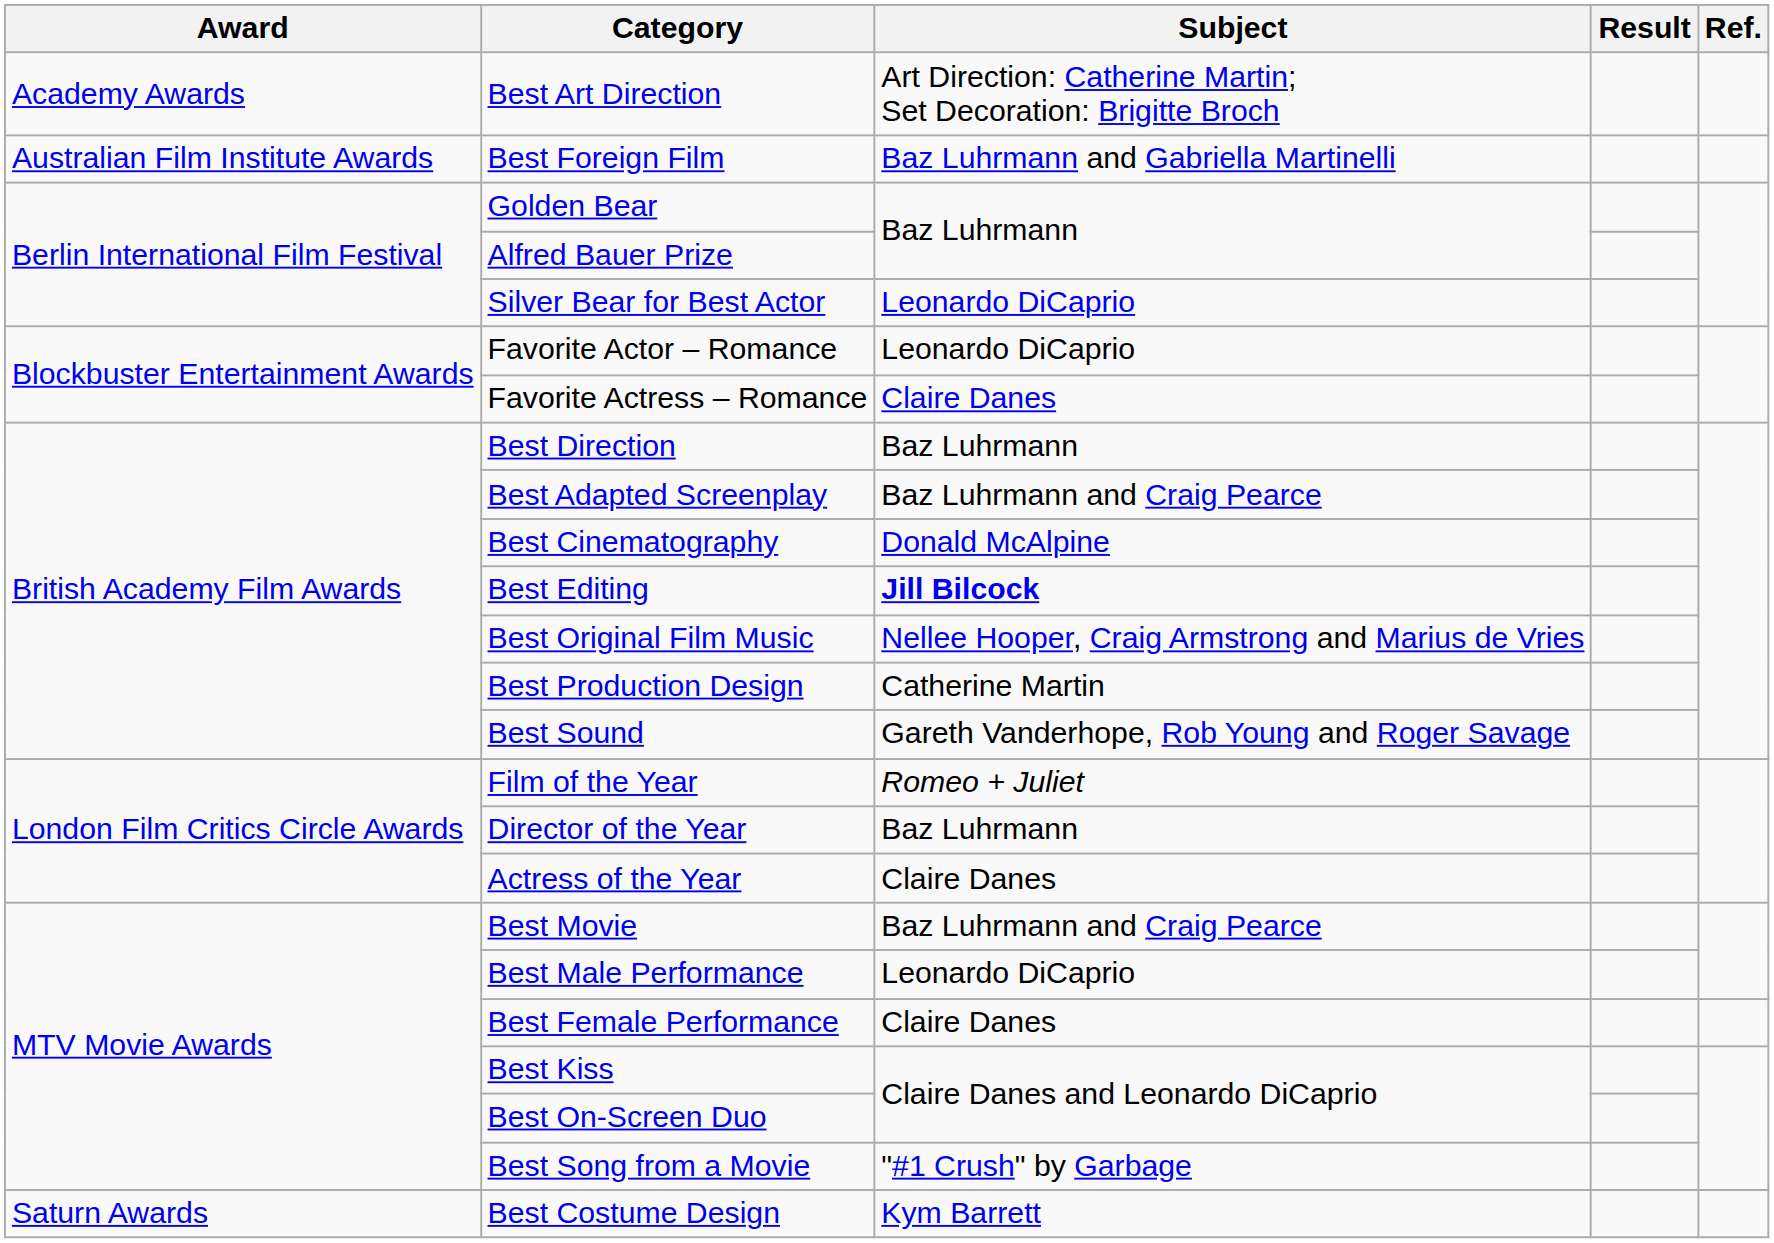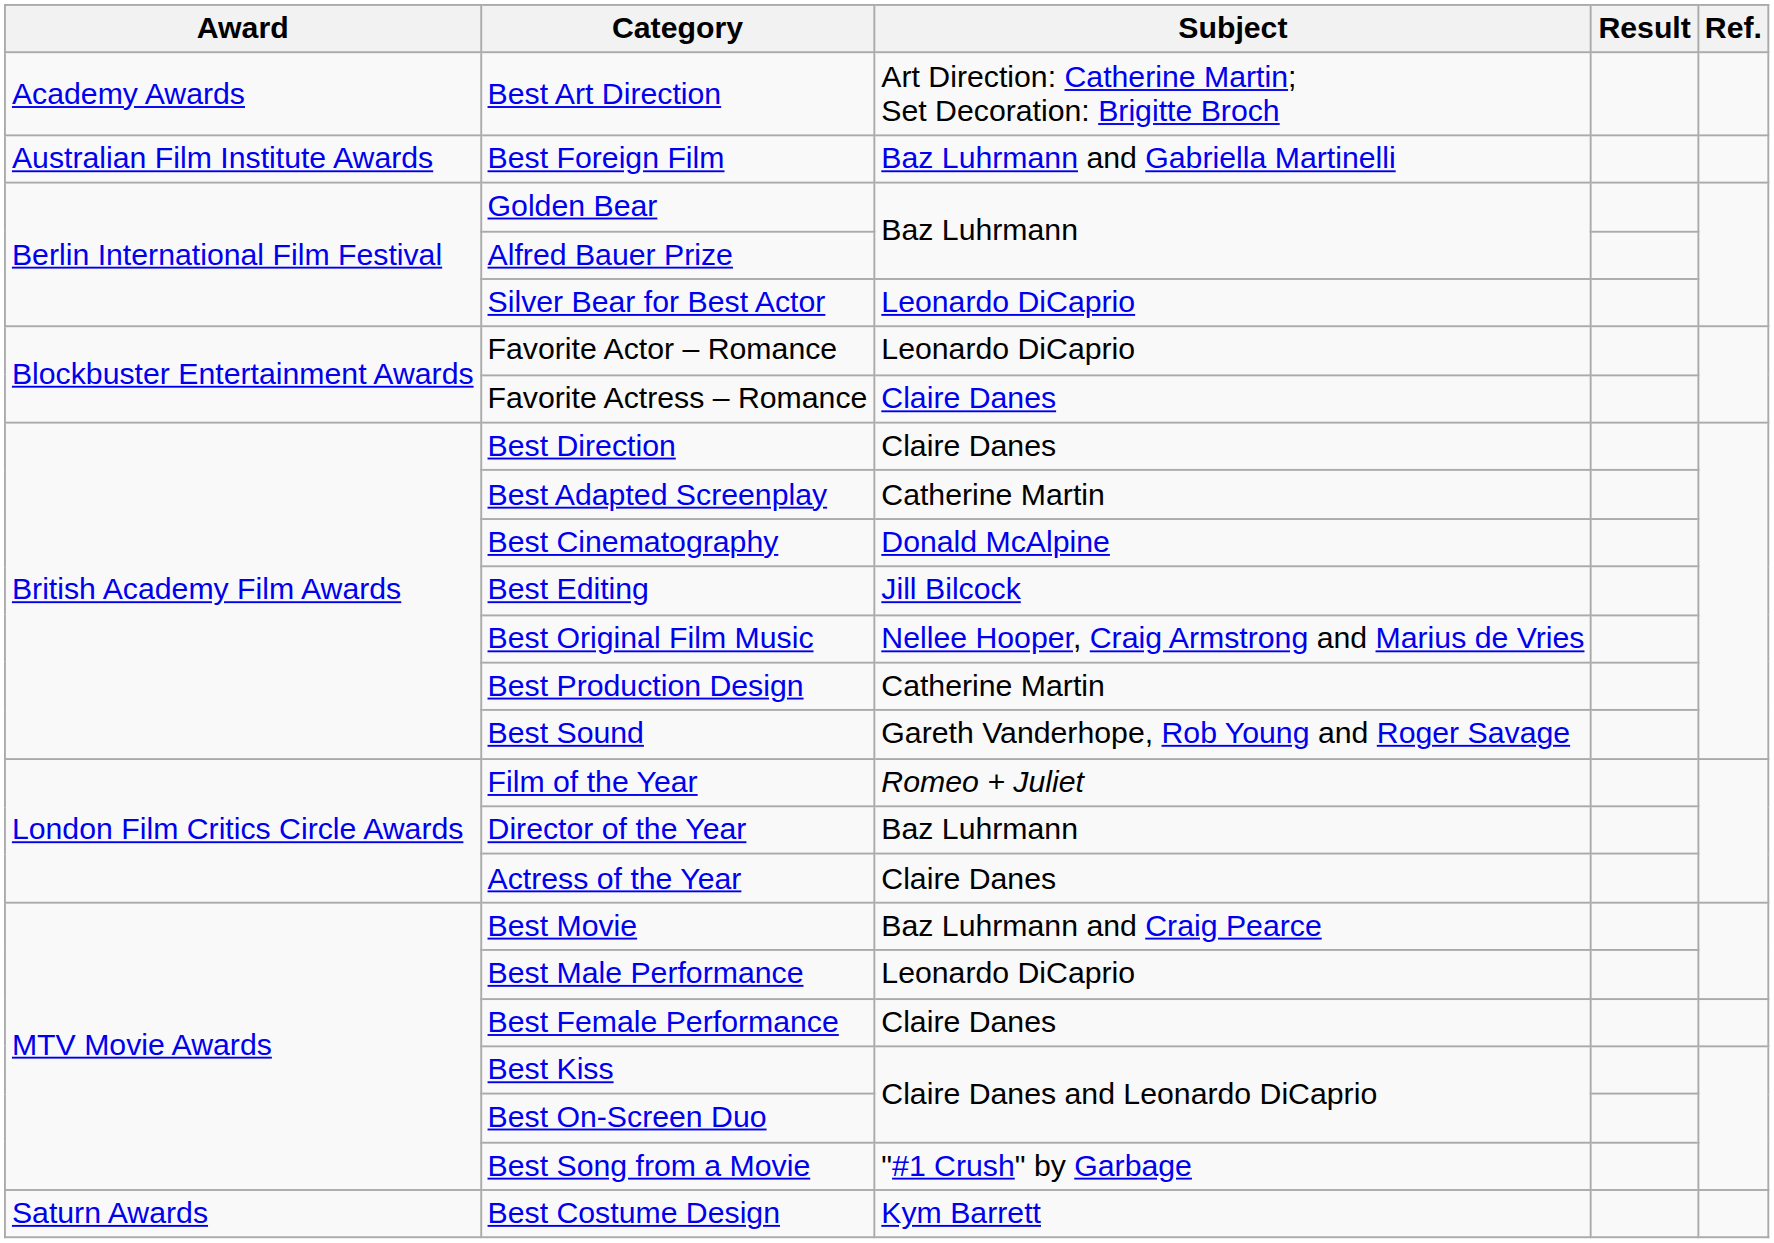(980, 446) Baz Luhrmann -> (969, 446) Claire Danes
(1102, 494) Baz Luhrmann and Craig Pearce -> (993, 494) Catherine Martin
(960, 590) bold -> (951, 590) normal
